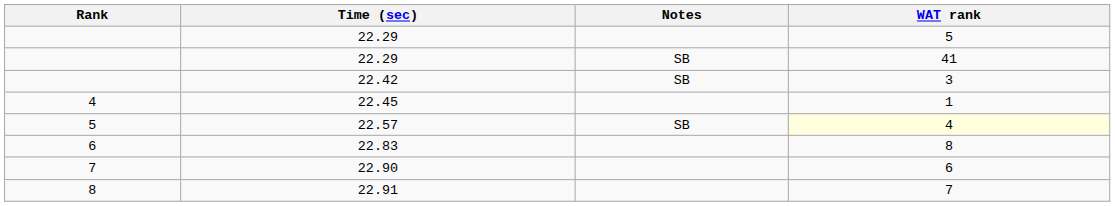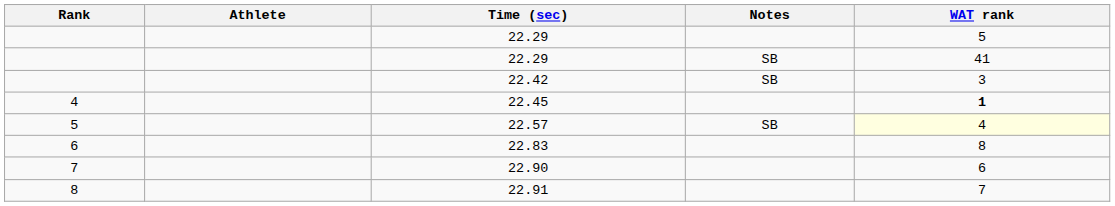+ column: (258, 15)
(949, 103) normal -> (982, 103) bold
